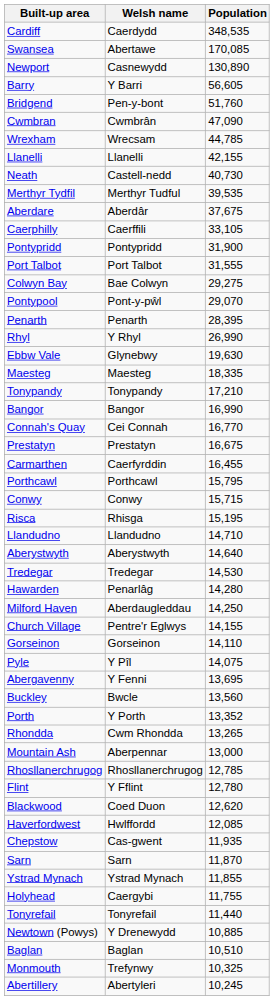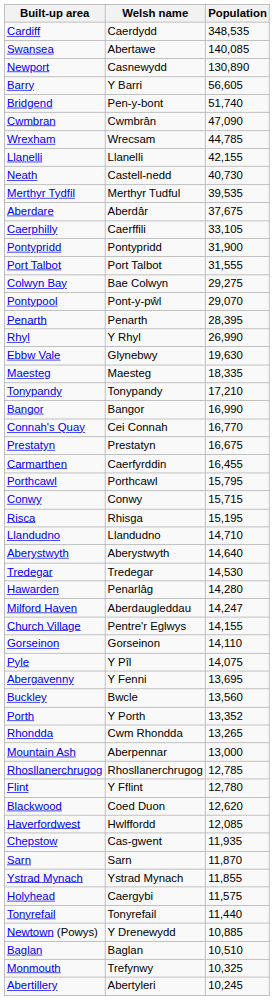(229, 49) 170,085 -> (229, 49) 140,085
(226, 103) 51,760 -> (226, 103) 51,740
(226, 608) 14,250 -> (226, 608) 14,247
(225, 896) 11,755 -> (225, 896) 11,575
